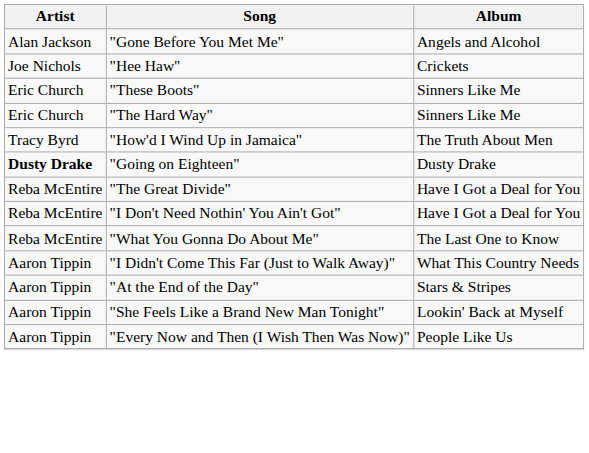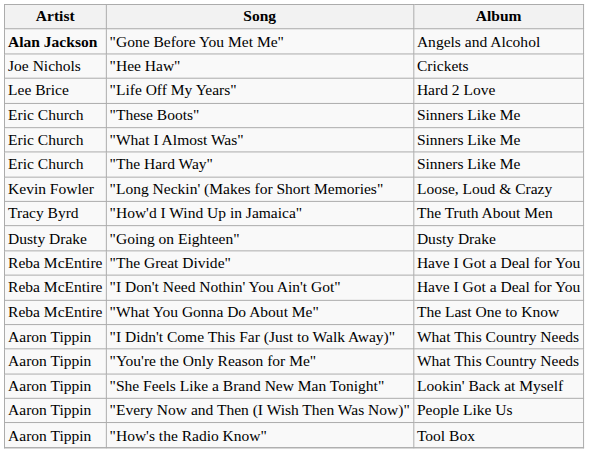(50, 41) normal -> (53, 41) bold
+ row: (173, 90)
+ row: (177, 139)
+ row: (246, 189)
(50, 164) bold -> (47, 238) normal
+ row: (213, 361)
- row: (184, 287)
+ row: (188, 435)
